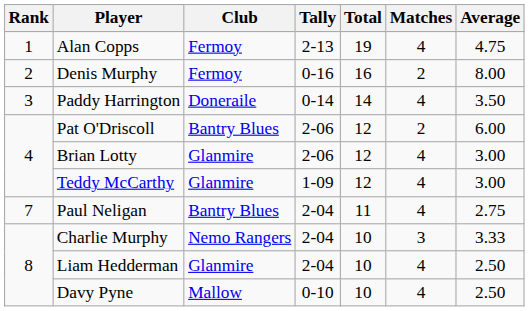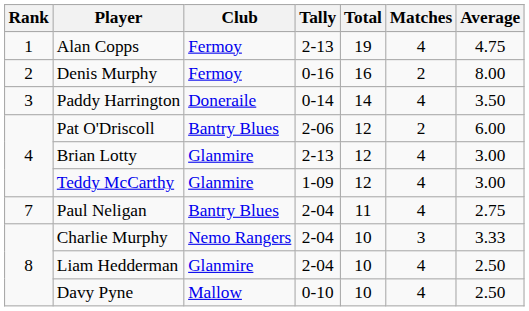(318, 155) 2-06 -> (318, 155) 2-13
